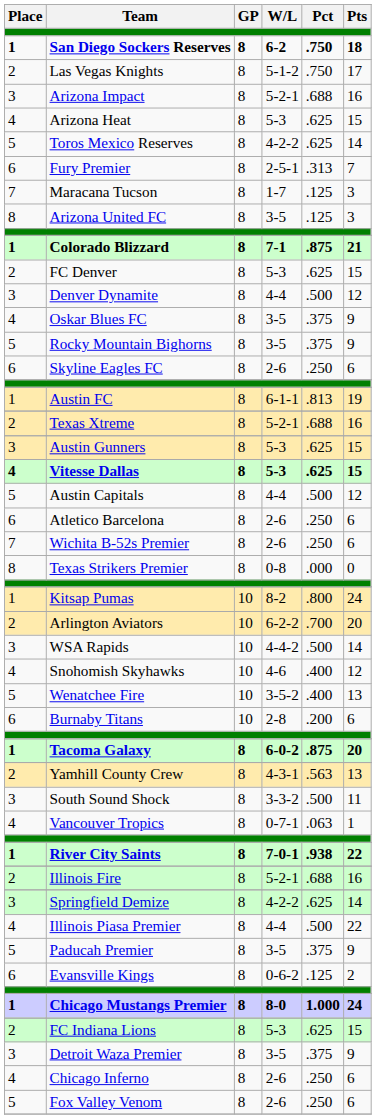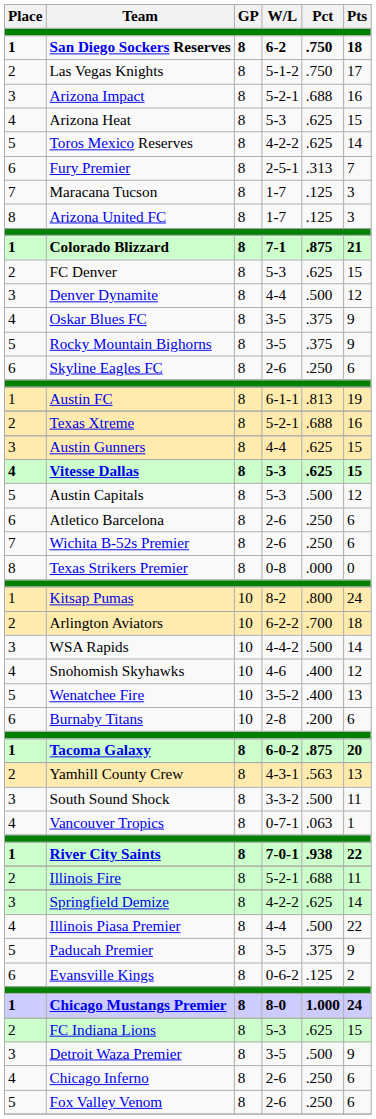(276, 216) 3-5 -> (276, 216) 1-7
(276, 447) 5-3 -> (276, 447) 4-4
(276, 495) 4-4 -> (276, 495) 5-3
(355, 623) 20 -> (355, 623) 18
(355, 878) 16 -> (354, 878) 11
(319, 1053) .375 -> (319, 1053) .500
